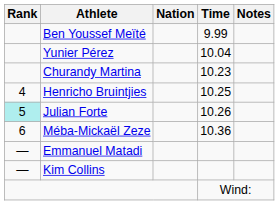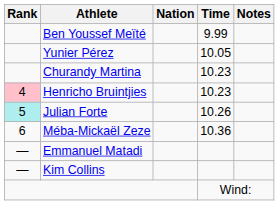(216, 53) 10.04 -> (216, 53) 10.05
(22, 92) no background -> (22, 92) pink background
(216, 92) 10.25 -> (216, 92) 10.23
